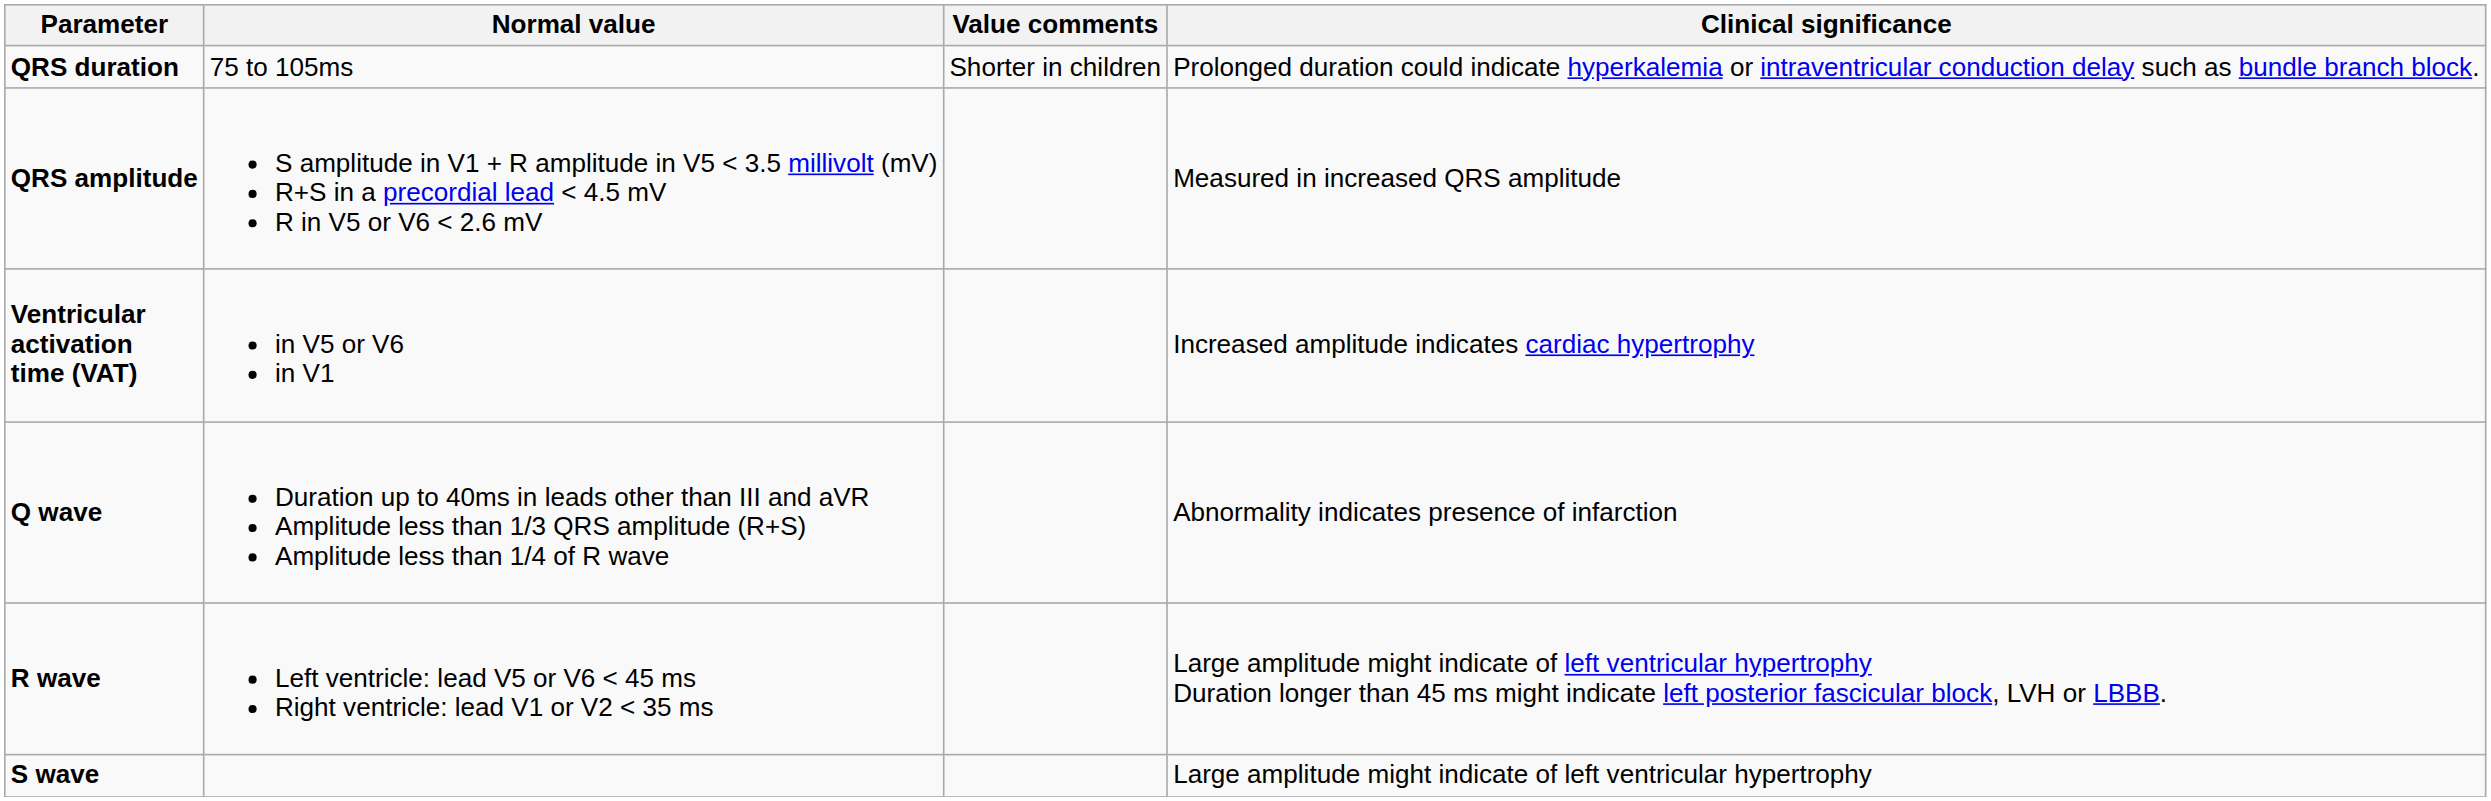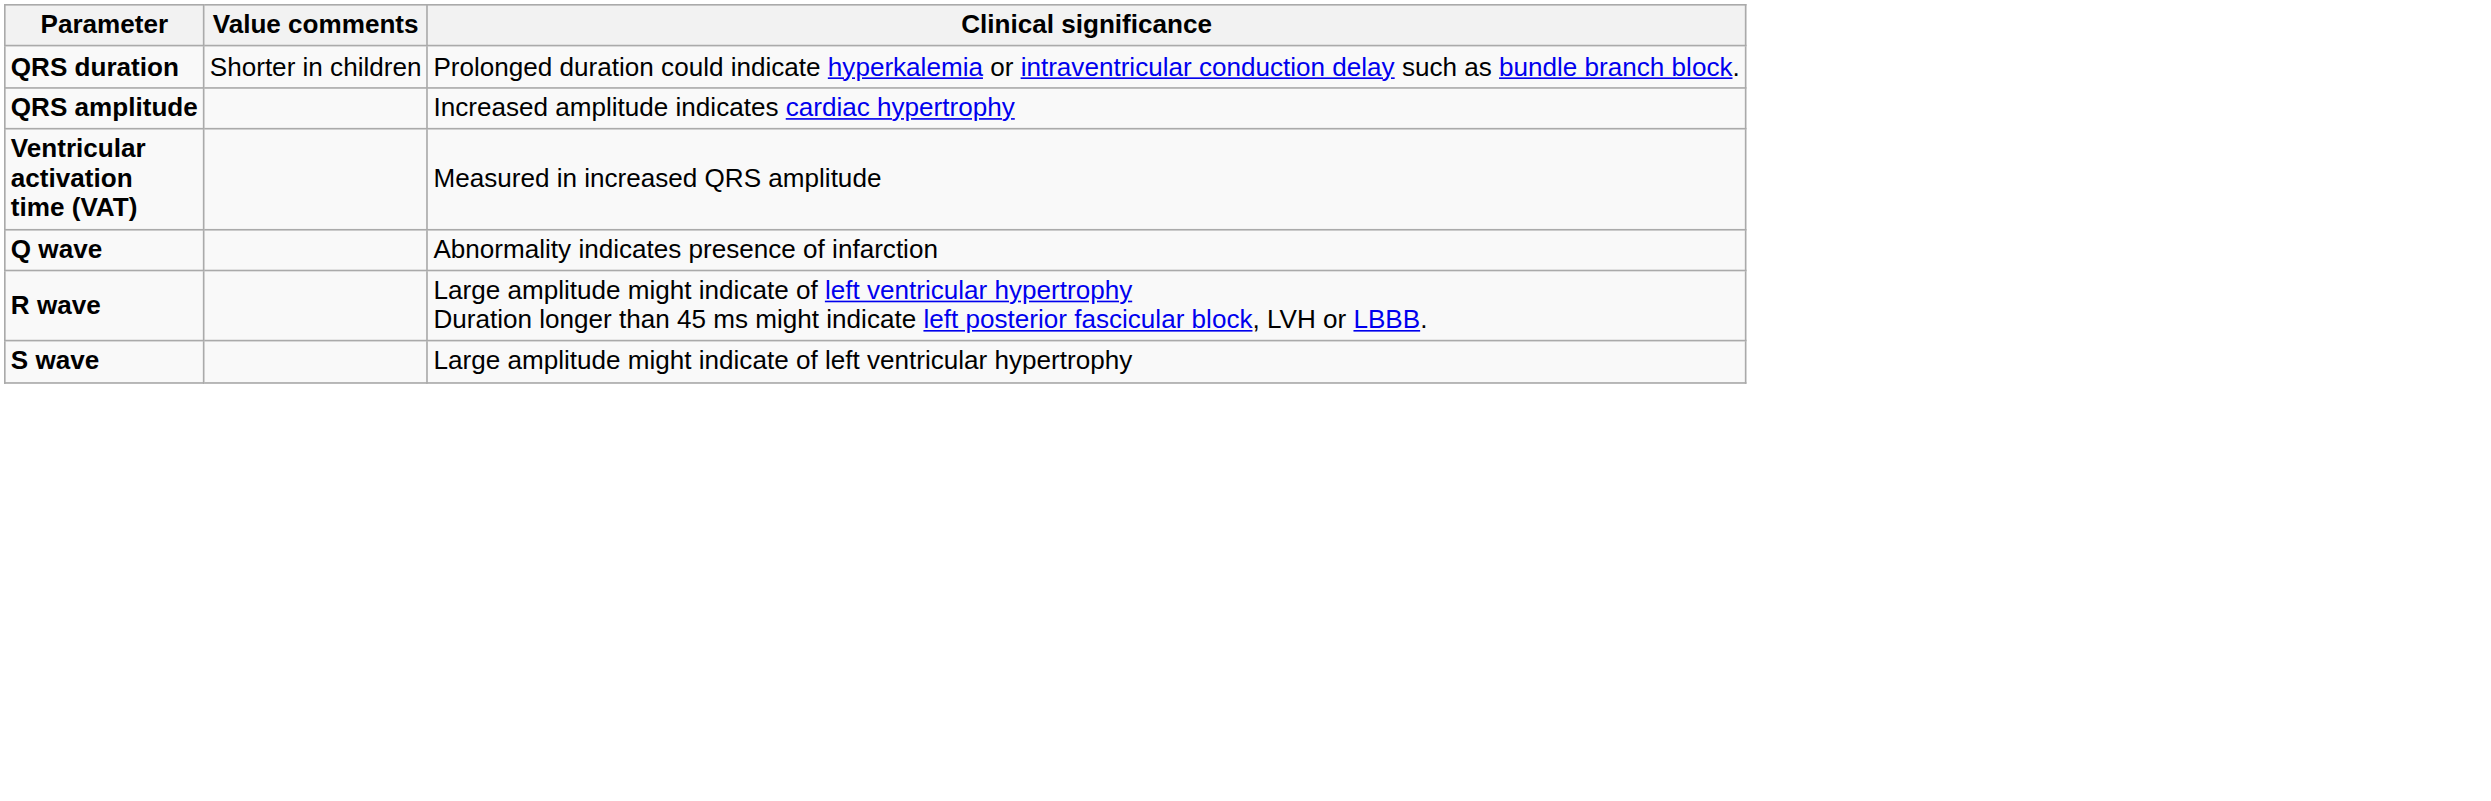- column: (574, 25)
(1397, 177) Measured in increased QRS amplitude -> (724, 107) Increased amplitude indicates cardiac hypertrophy
(1464, 344) Increased amplitude indicates cardiac hypertrophy -> (657, 178) Measured in increased QRS amplitude
